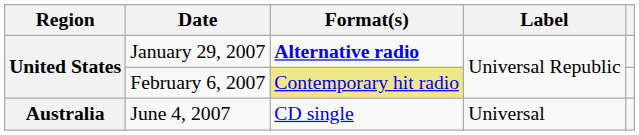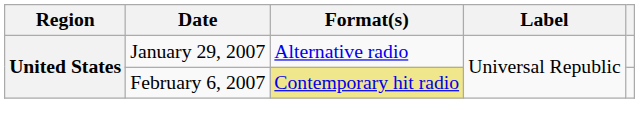(347, 51) bold -> (341, 51) normal
- row: (180, 113)
